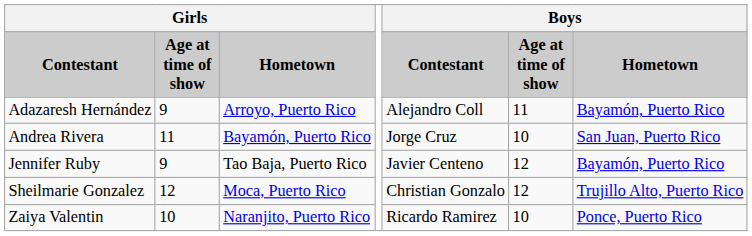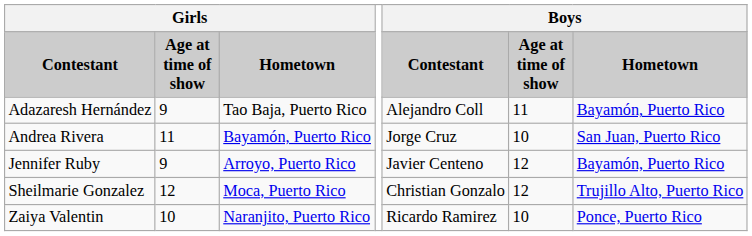(289, 110) Arroyo, Puerto Rico -> (295, 110) Tao Baja, Puerto Rico
(295, 164) Tao Baja, Puerto Rico -> (289, 164) Arroyo, Puerto Rico
